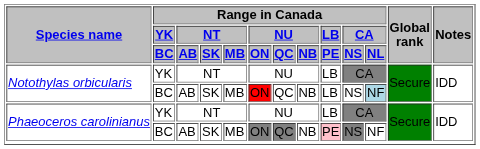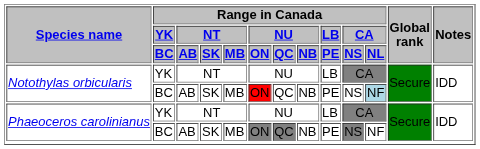(330, 93) LB -> (331, 93) PE
(331, 132) pink background -> (331, 132) no background
